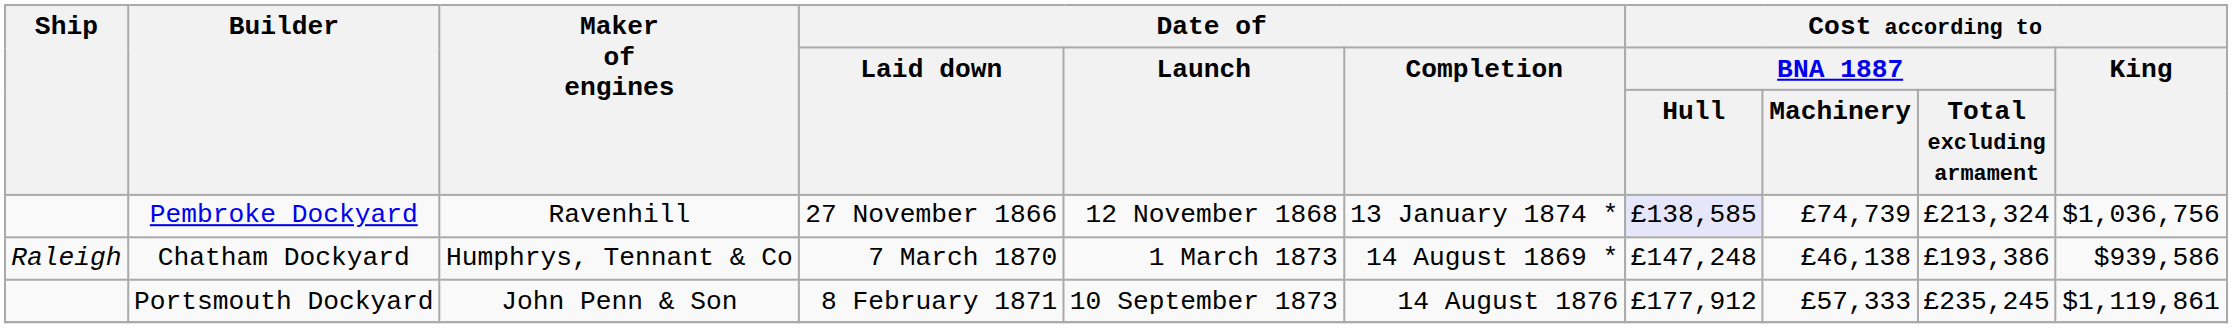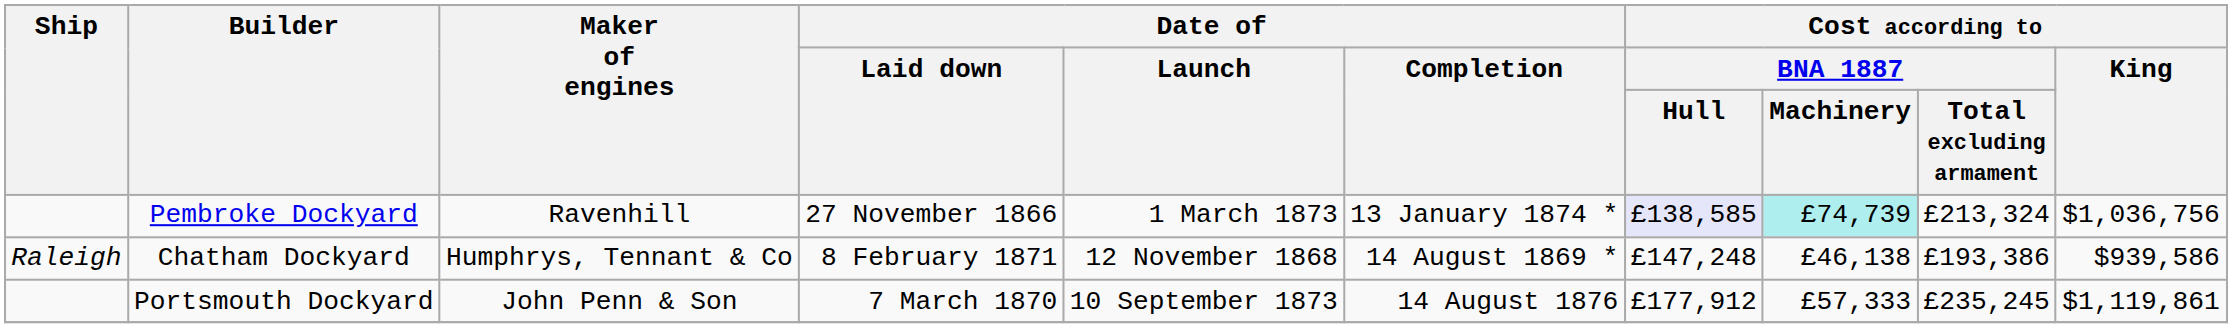(1212, 215) 12 November 1868 -> (1243, 215) 1 March 1873
(1856, 215) no background -> (1856, 215) paleturquoise background
(963, 258) 7 March 1870 -> (939, 258) 8 February 1871
(1243, 258) 1 March 1873 -> (1212, 258) 12 November 1868
(939, 301) 8 February 1871 -> (963, 301) 7 March 1870
